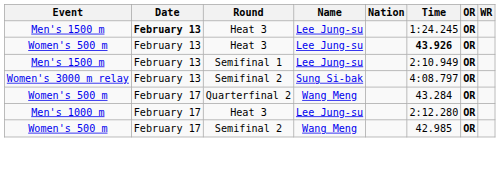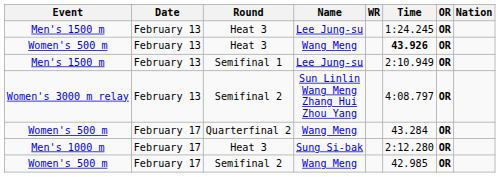columns swapped: (386, 13) <-> (486, 13)
(167, 29) bold -> (167, 29) normal
(330, 46) Lee Jung-su -> (330, 46) Wang Meng
(330, 79) Sung Si-bak -> (330, 96) Sun Linlin Wang Meng Zhang Hui Zhou Yang
(330, 112) Lee Jung-su -> (330, 147) Sung Si-bak
